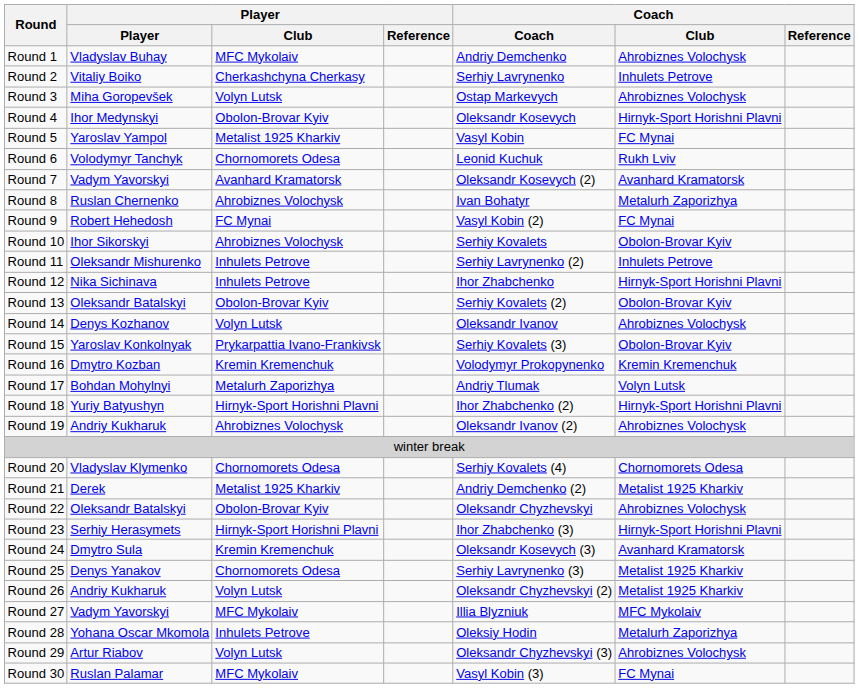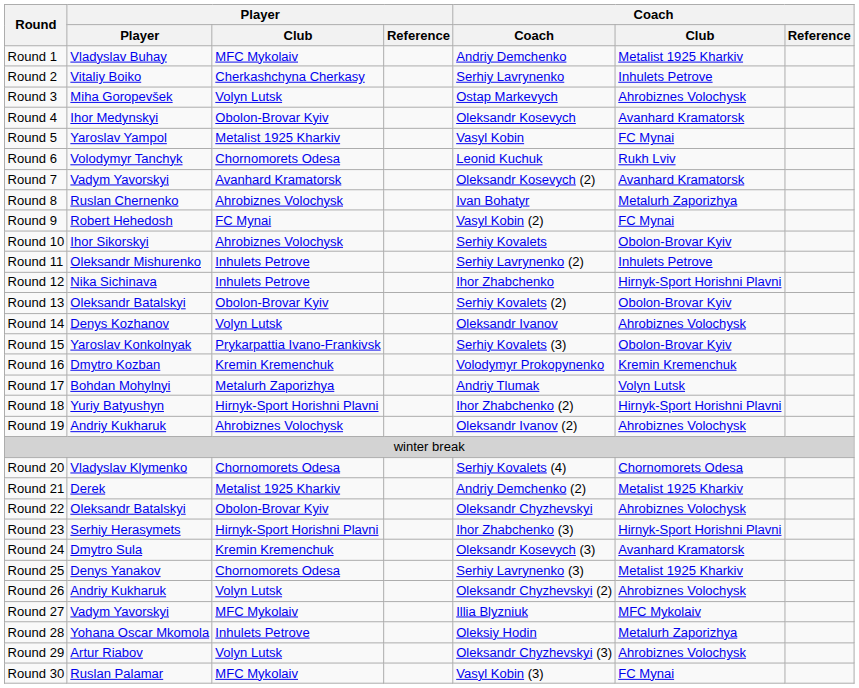(682, 56) Ahrobiznes Volochysk -> (681, 56) Metalist 1925 Kharkiv
(700, 117) Hirnyk-Sport Horishni Plavni -> (681, 117) Avanhard Kramatorsk
(681, 591) Metalist 1925 Kharkiv -> (682, 591) Ahrobiznes Volochysk
